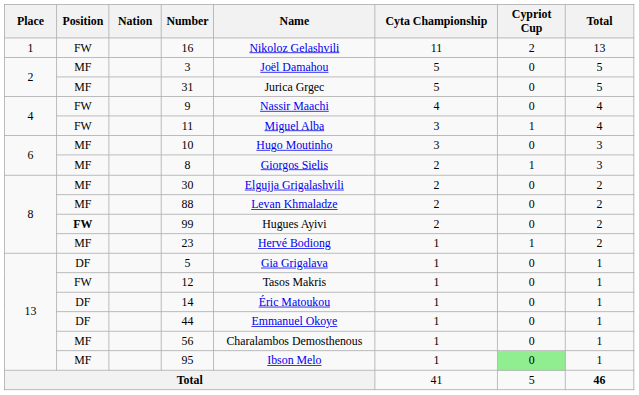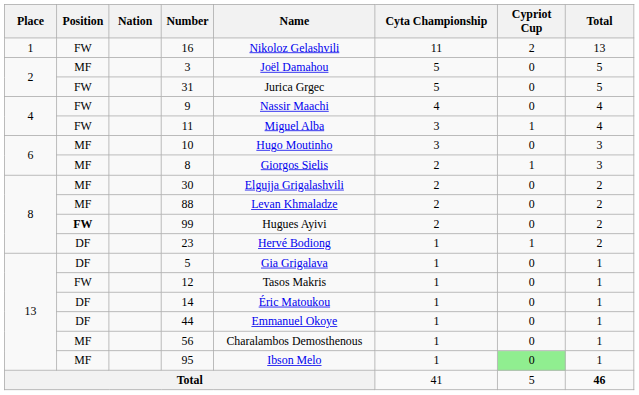(83, 87) MF -> (83, 87) FW
(83, 243) MF -> (83, 243) DF
